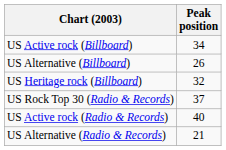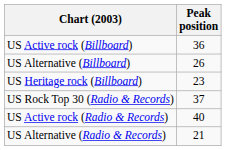(199, 44) 34 -> (199, 44) 36
(199, 81) 32 -> (199, 81) 23
